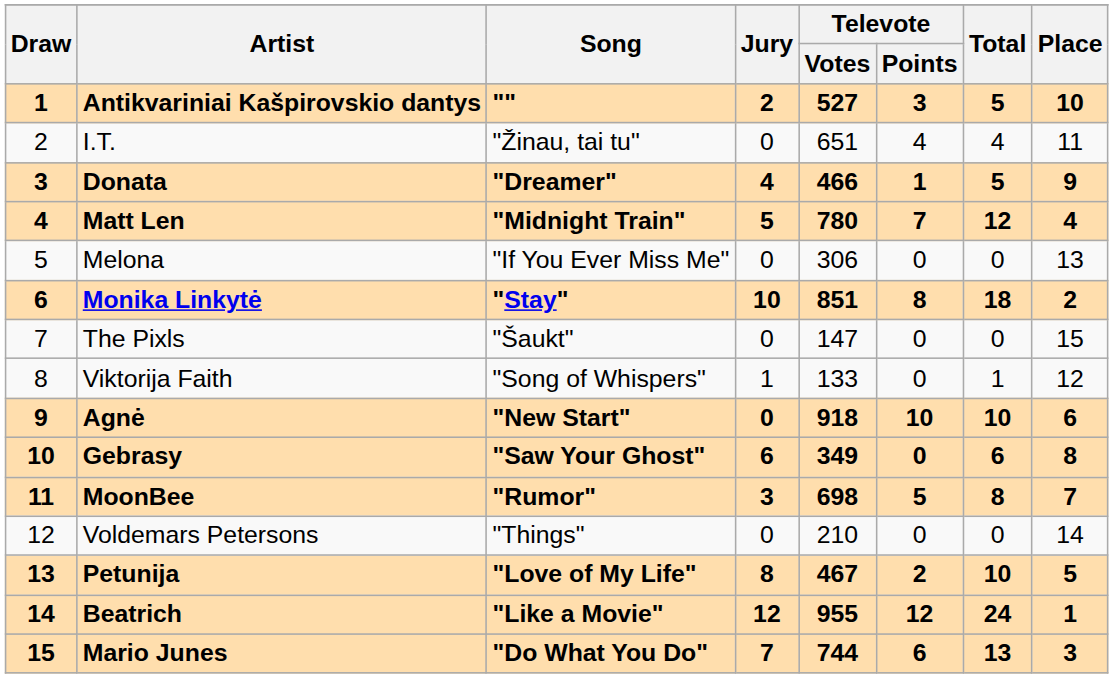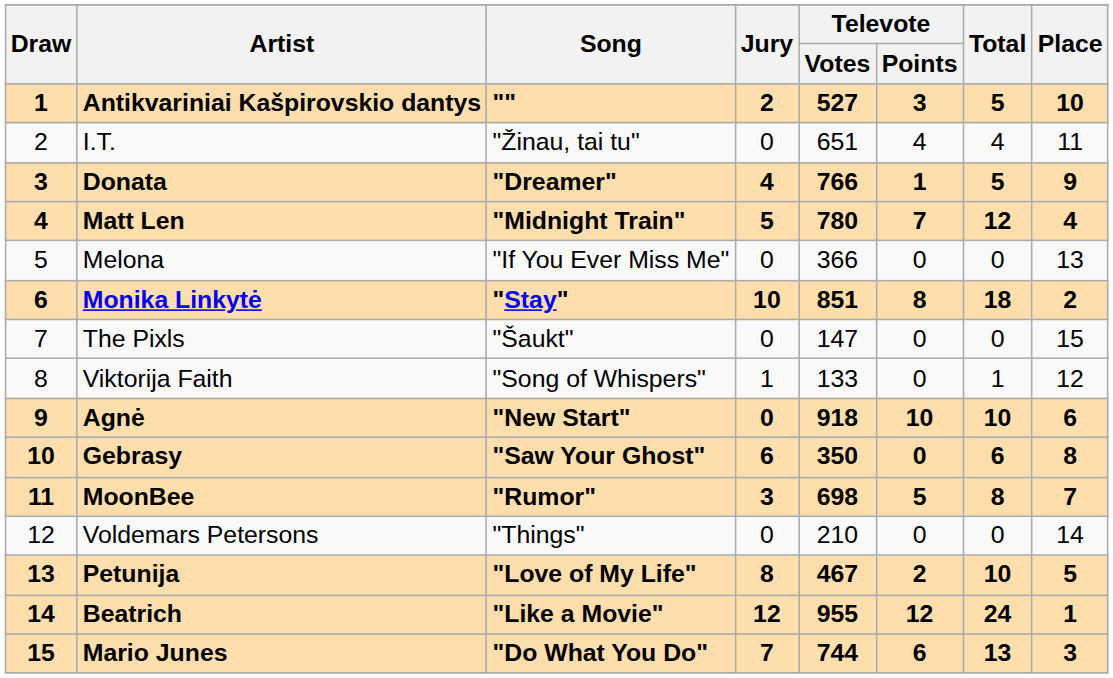(837, 181) 466 -> (837, 181) 766
(837, 260) 306 -> (837, 260) 366
(837, 456) 349 -> (837, 456) 350
